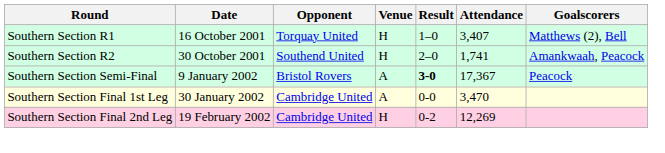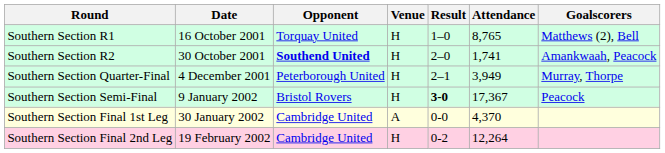(474, 35) 3,407 -> (487, 35) 8,765
(320, 55) normal -> (323, 55) bold
+ row: (89, 76)
(383, 76) A -> (395, 96) H
(474, 96) 3,470 -> (487, 117) 4,370
(478, 117) 12,269 -> (490, 138) 12,264
